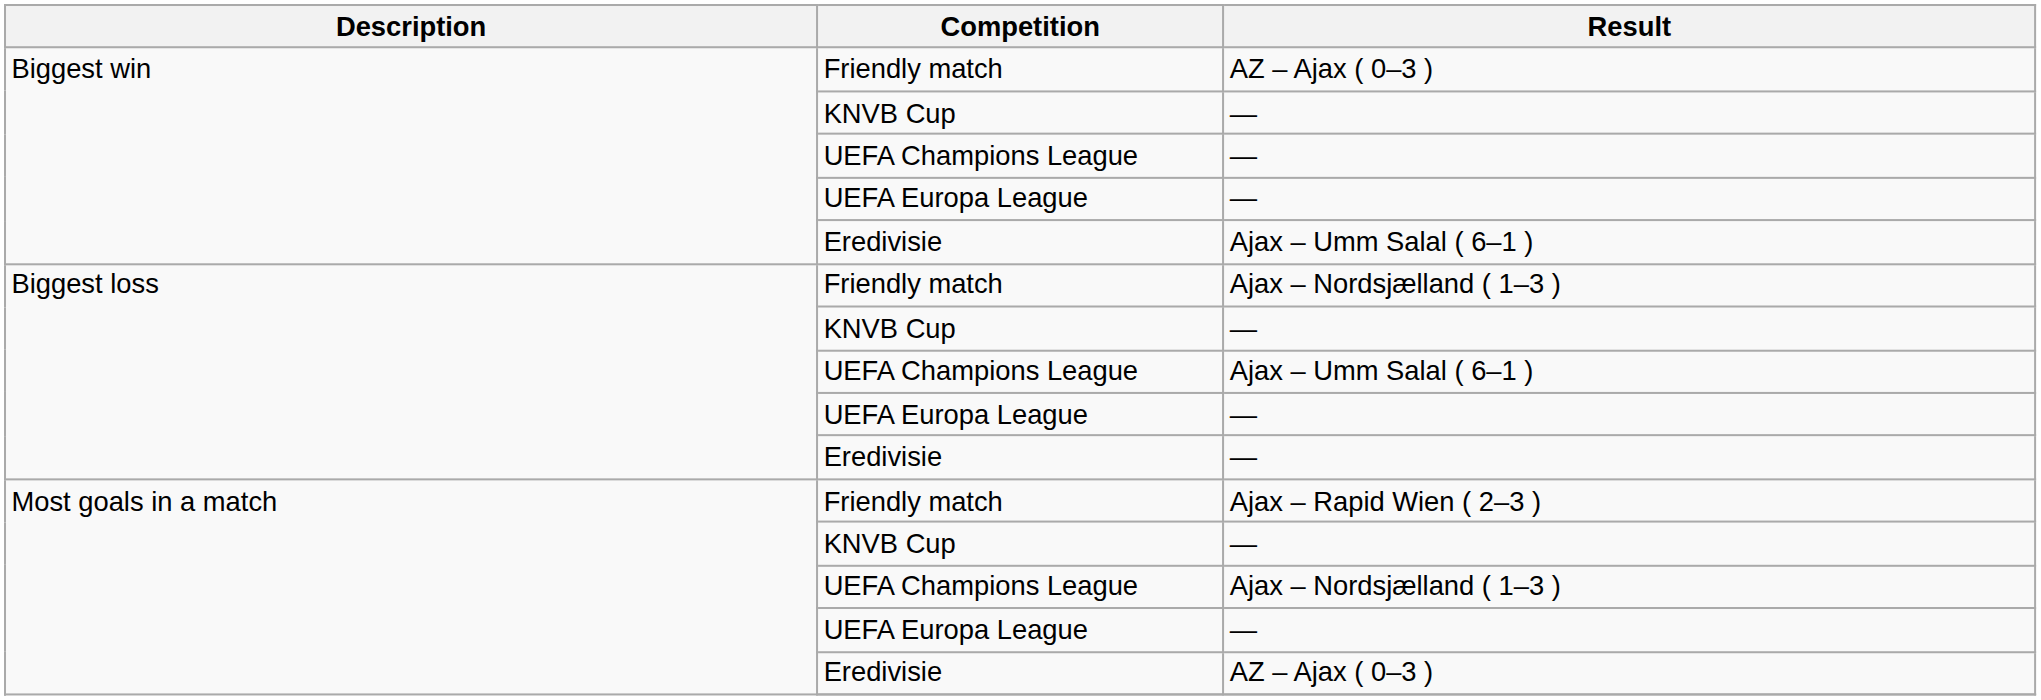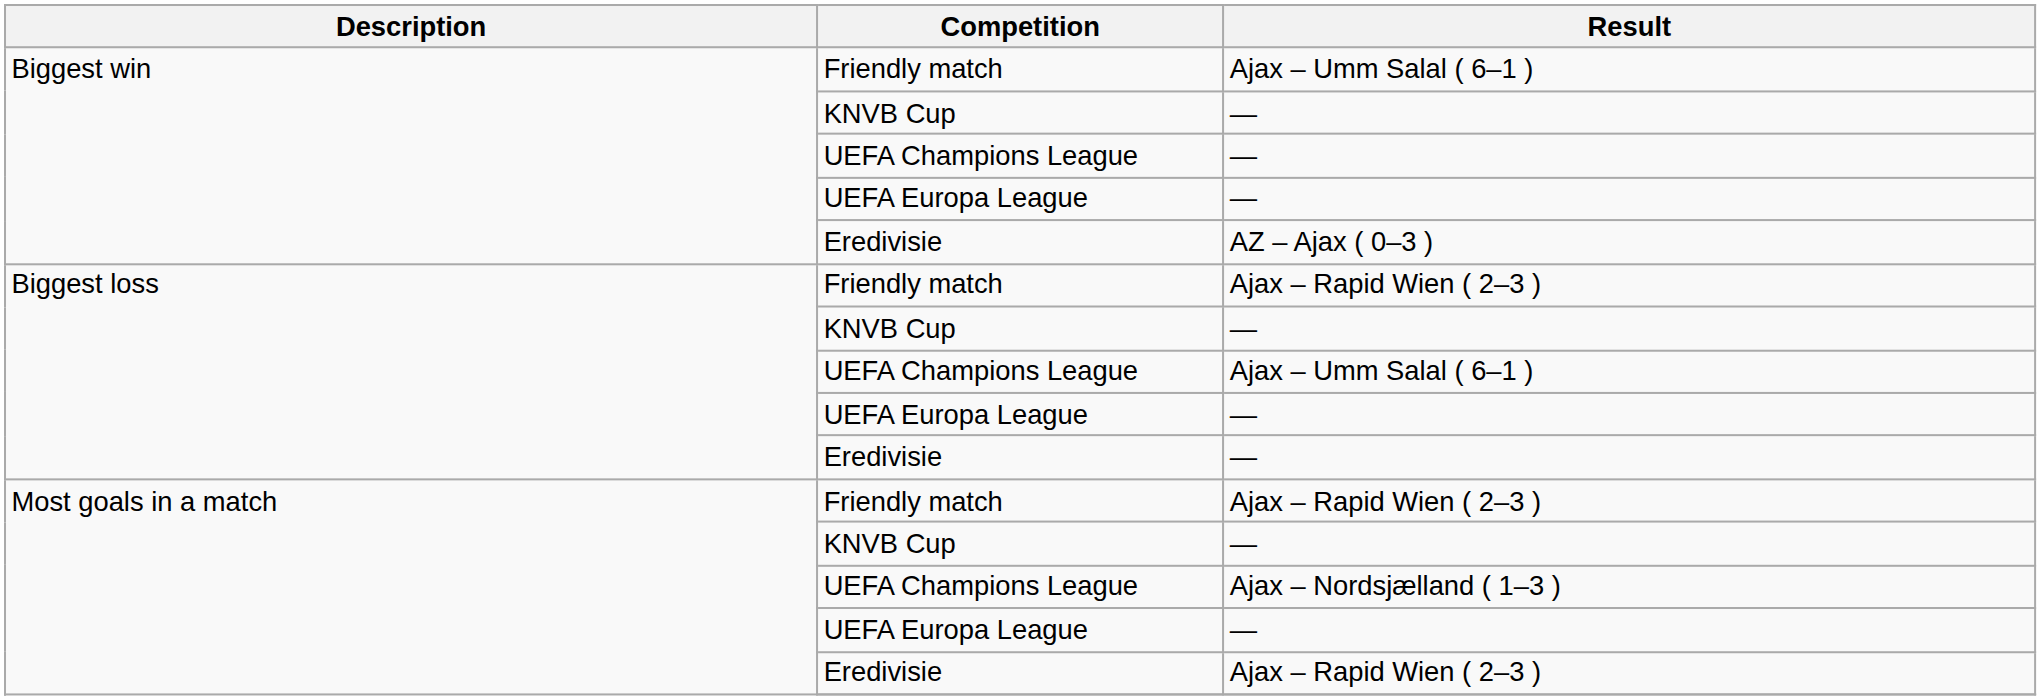(1331, 69) AZ – Ajax ( 0–3 ) -> (1382, 69) Ajax – Umm Salal ( 6–1 )
(1382, 242) Ajax – Umm Salal ( 6–1 ) -> (1331, 242) AZ – Ajax ( 0–3 )
(1395, 285) Ajax – Nordsjælland ( 1–3 ) -> (1385, 285) Ajax – Rapid Wien ( 2–3 )
(1331, 672) AZ – Ajax ( 0–3 ) -> (1385, 672) Ajax – Rapid Wien ( 2–3 )
